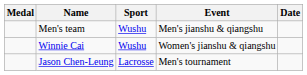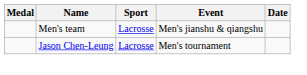(132, 29) Wushu -> (136, 29) Lacrosse
- row: (61, 46)
